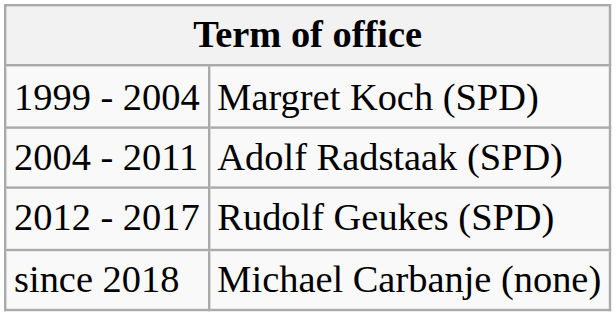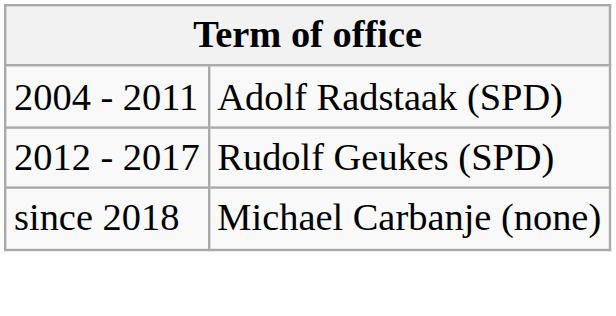- row: (378, 95)
